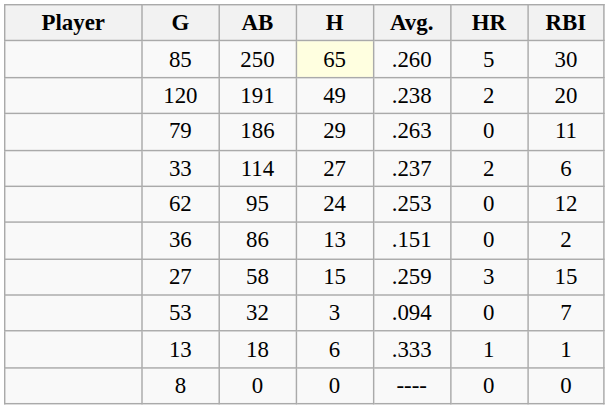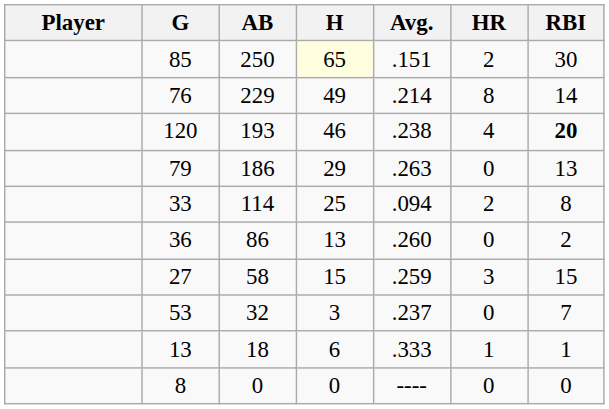(412, 58) .260 -> (412, 58) .151
(489, 58) 5 -> (489, 58) 2
+ row: (180, 95)
(257, 95) 191 -> (257, 131) 193
(335, 95) 49 -> (335, 131) 46
(489, 95) 2 -> (489, 131) 4
(566, 95) normal -> (566, 131) bold
(566, 131) 11 -> (566, 167) 13
(335, 167) 27 -> (335, 204) 25
(412, 167) .237 -> (412, 204) .094
(566, 167) 6 -> (566, 204) 8
- row: (180, 204)
(412, 240) .151 -> (412, 240) .260
(412, 312) .094 -> (412, 312) .237
